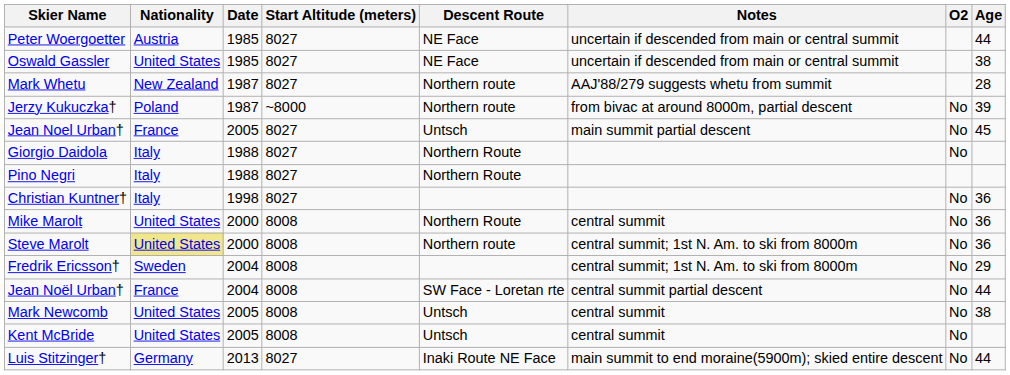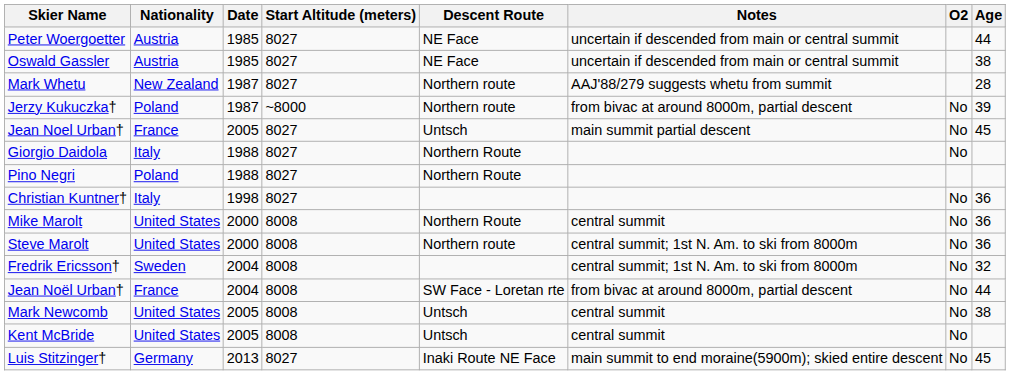(177, 61) United States -> (156, 61) Austria
(147, 175) Italy -> (156, 175) Poland
(177, 244) khaki background -> (177, 244) no background
(983, 267) 29 -> (983, 267) 32
(667, 289) central summit partial descent -> (712, 289) from bivac at around 8000m, partial descent
(983, 358) 44 -> (983, 358) 45
